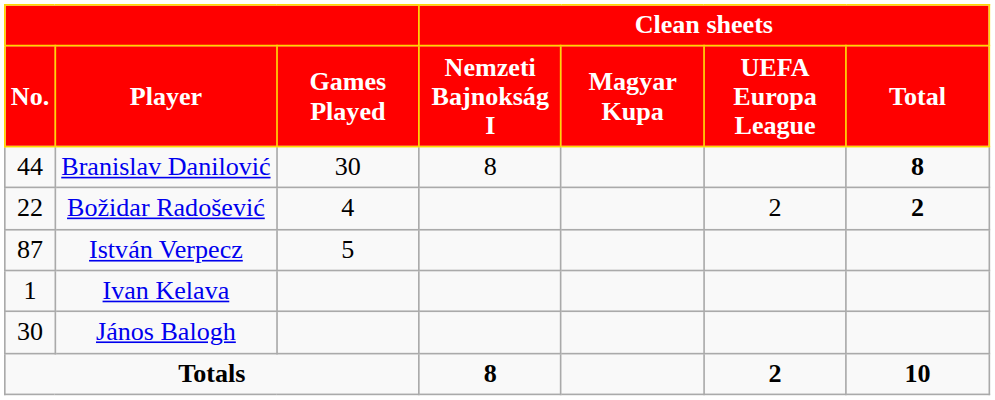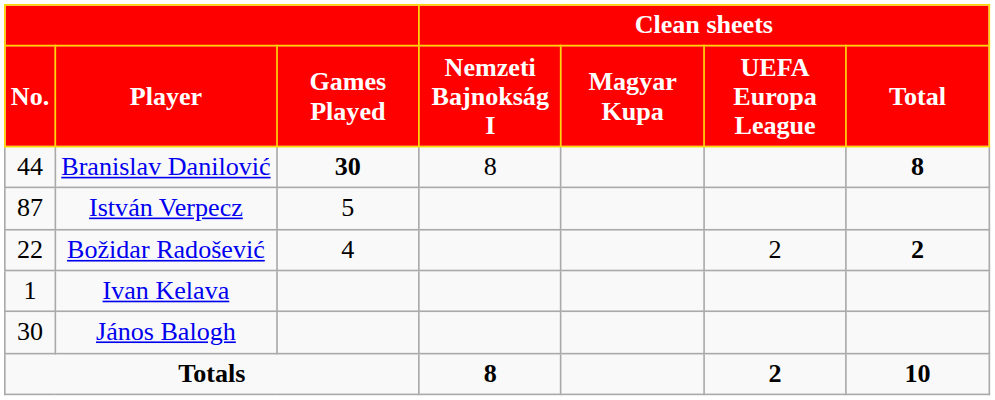(348, 166) normal -> (348, 166) bold
rows swapped: (166, 207) <-> (166, 249)
